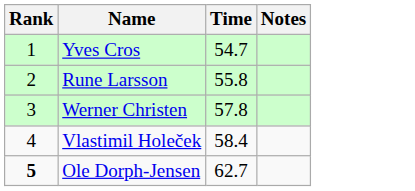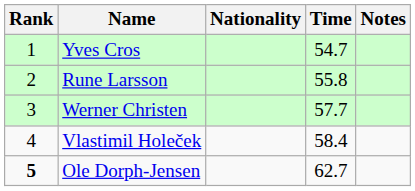+ column: (256, 19)
(231, 110) 57.8 -> (331, 110) 57.7
